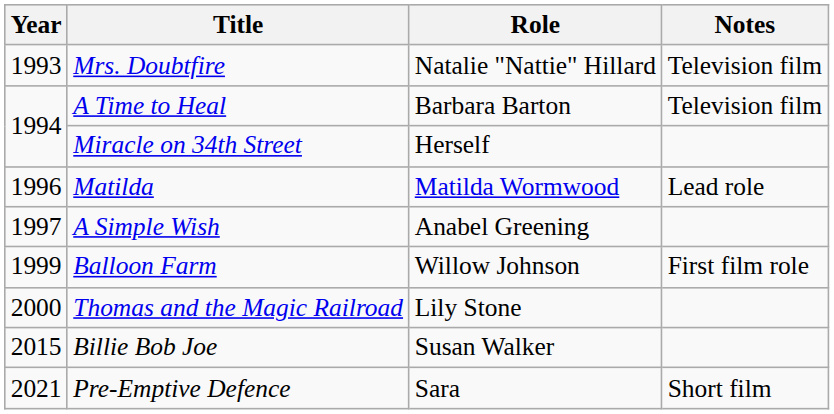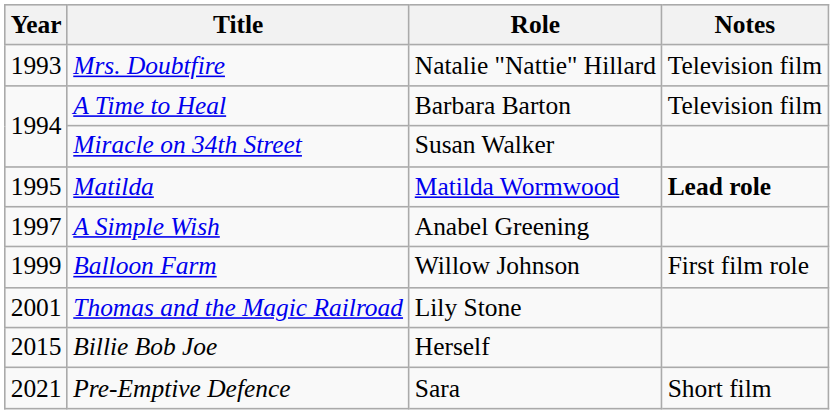(452, 145) Herself -> (485, 145) Susan Walker
(36, 186) 1996 -> (36, 186) 1995
(716, 186) normal -> (719, 186) bold
(36, 307) 2000 -> (36, 307) 2001
(485, 347) Susan Walker -> (452, 347) Herself
